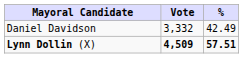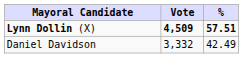rows swapped: (51, 45) <-> (51, 29)
